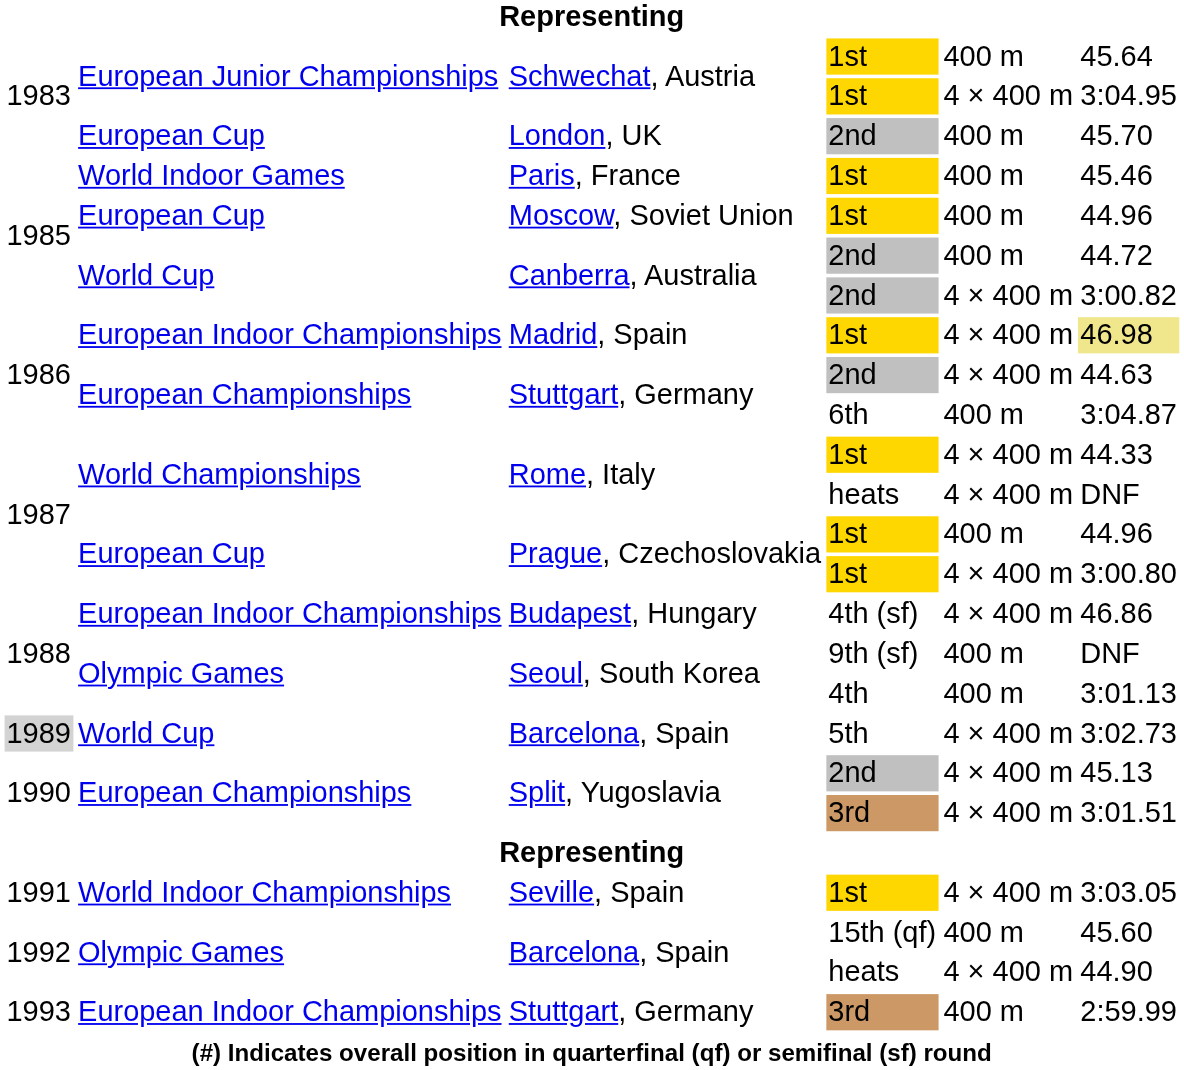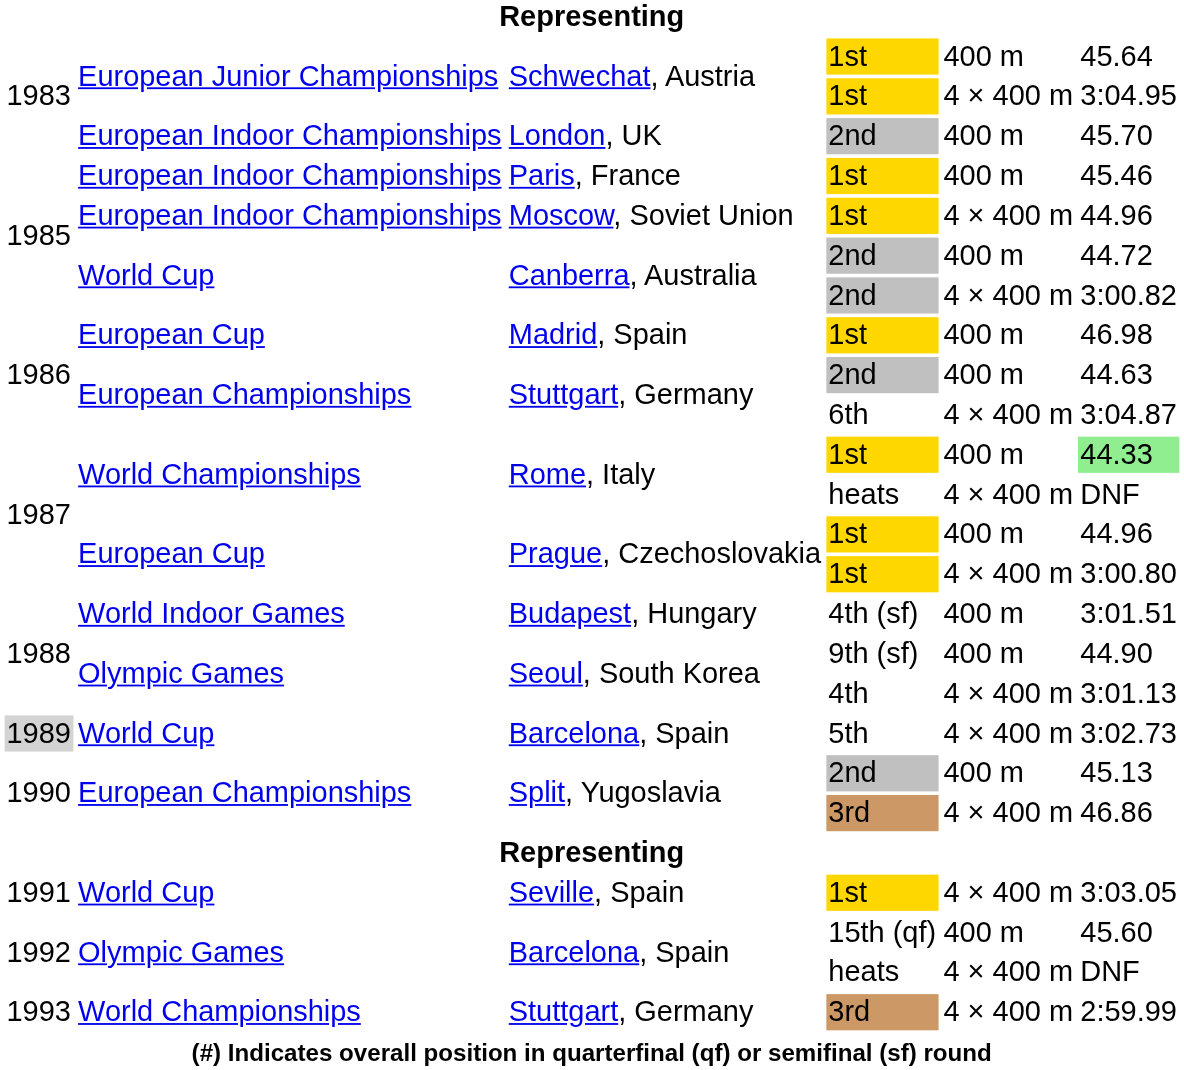(171, 135) European Cup -> (290, 135) European Indoor Championships
(211, 175) World Indoor Games -> (290, 175) European Indoor Championships
(171, 215) European Cup -> (290, 215) European Indoor Championships
(984, 215) 400 m -> (1008, 215) 4 × 400 m
(290, 334) European Indoor Championships -> (171, 334) European Cup
(1008, 334) 4 × 400 m -> (984, 334) 400 m
(1117, 334) khaki background -> (1117, 334) no background
(1008, 374) 4 × 400 m -> (984, 374) 400 m
(984, 414) 400 m -> (1008, 414) 4 × 400 m
(1008, 454) 4 × 400 m -> (984, 454) 400 m
(1117, 454) no background -> (1117, 454) lightgreen background
(290, 613) European Indoor Championships -> (211, 613) World Indoor Games
(1008, 613) 4 × 400 m -> (984, 613) 400 m
(1117, 613) 46.86 -> (1129, 613) 3:01.51
(1110, 653) DNF -> (1117, 653) 44.90
(984, 693) 400 m -> (1008, 693) 4 × 400 m
(1008, 772) 4 × 400 m -> (984, 772) 400 m
(1129, 812) 3:01.51 -> (1117, 812) 46.86
(265, 892) World Indoor Championships -> (146, 892) World Cup
(1117, 971) 44.90 -> (1110, 971) DNF
(290, 1011) European Indoor Championships -> (219, 1011) World Championships
(984, 1011) 400 m -> (1008, 1011) 4 × 400 m
